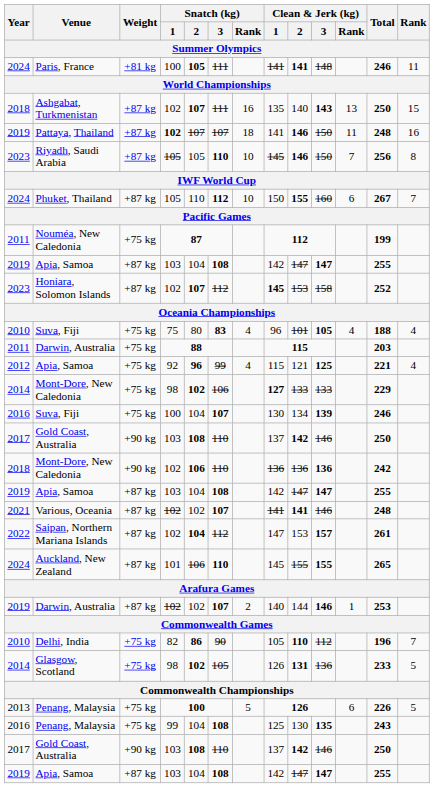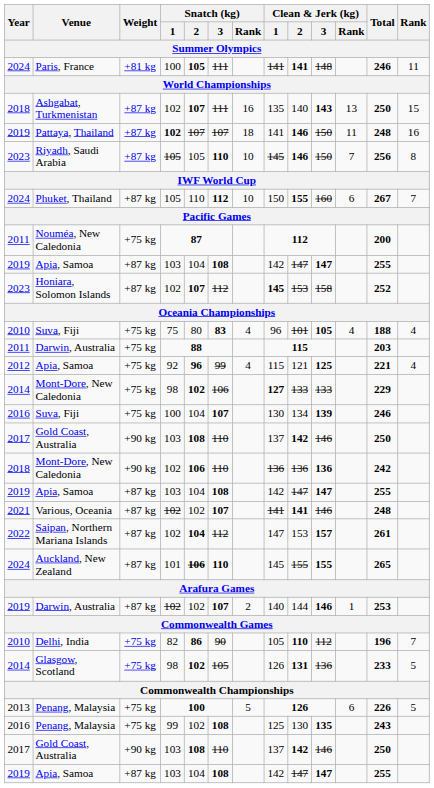(382, 240) 199 -> (382, 240) 200
(196, 564) normal -> (196, 564) bold
(196, 725) 104 -> (196, 725) 102
